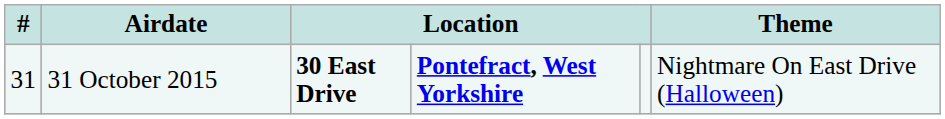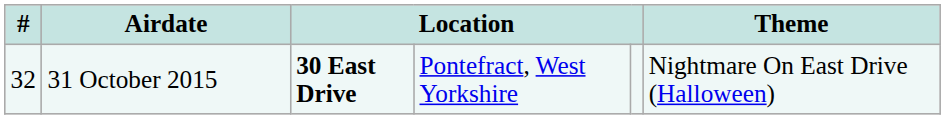(23, 78) 31 -> (23, 78) 32
(506, 78) bold -> (503, 78) normal
